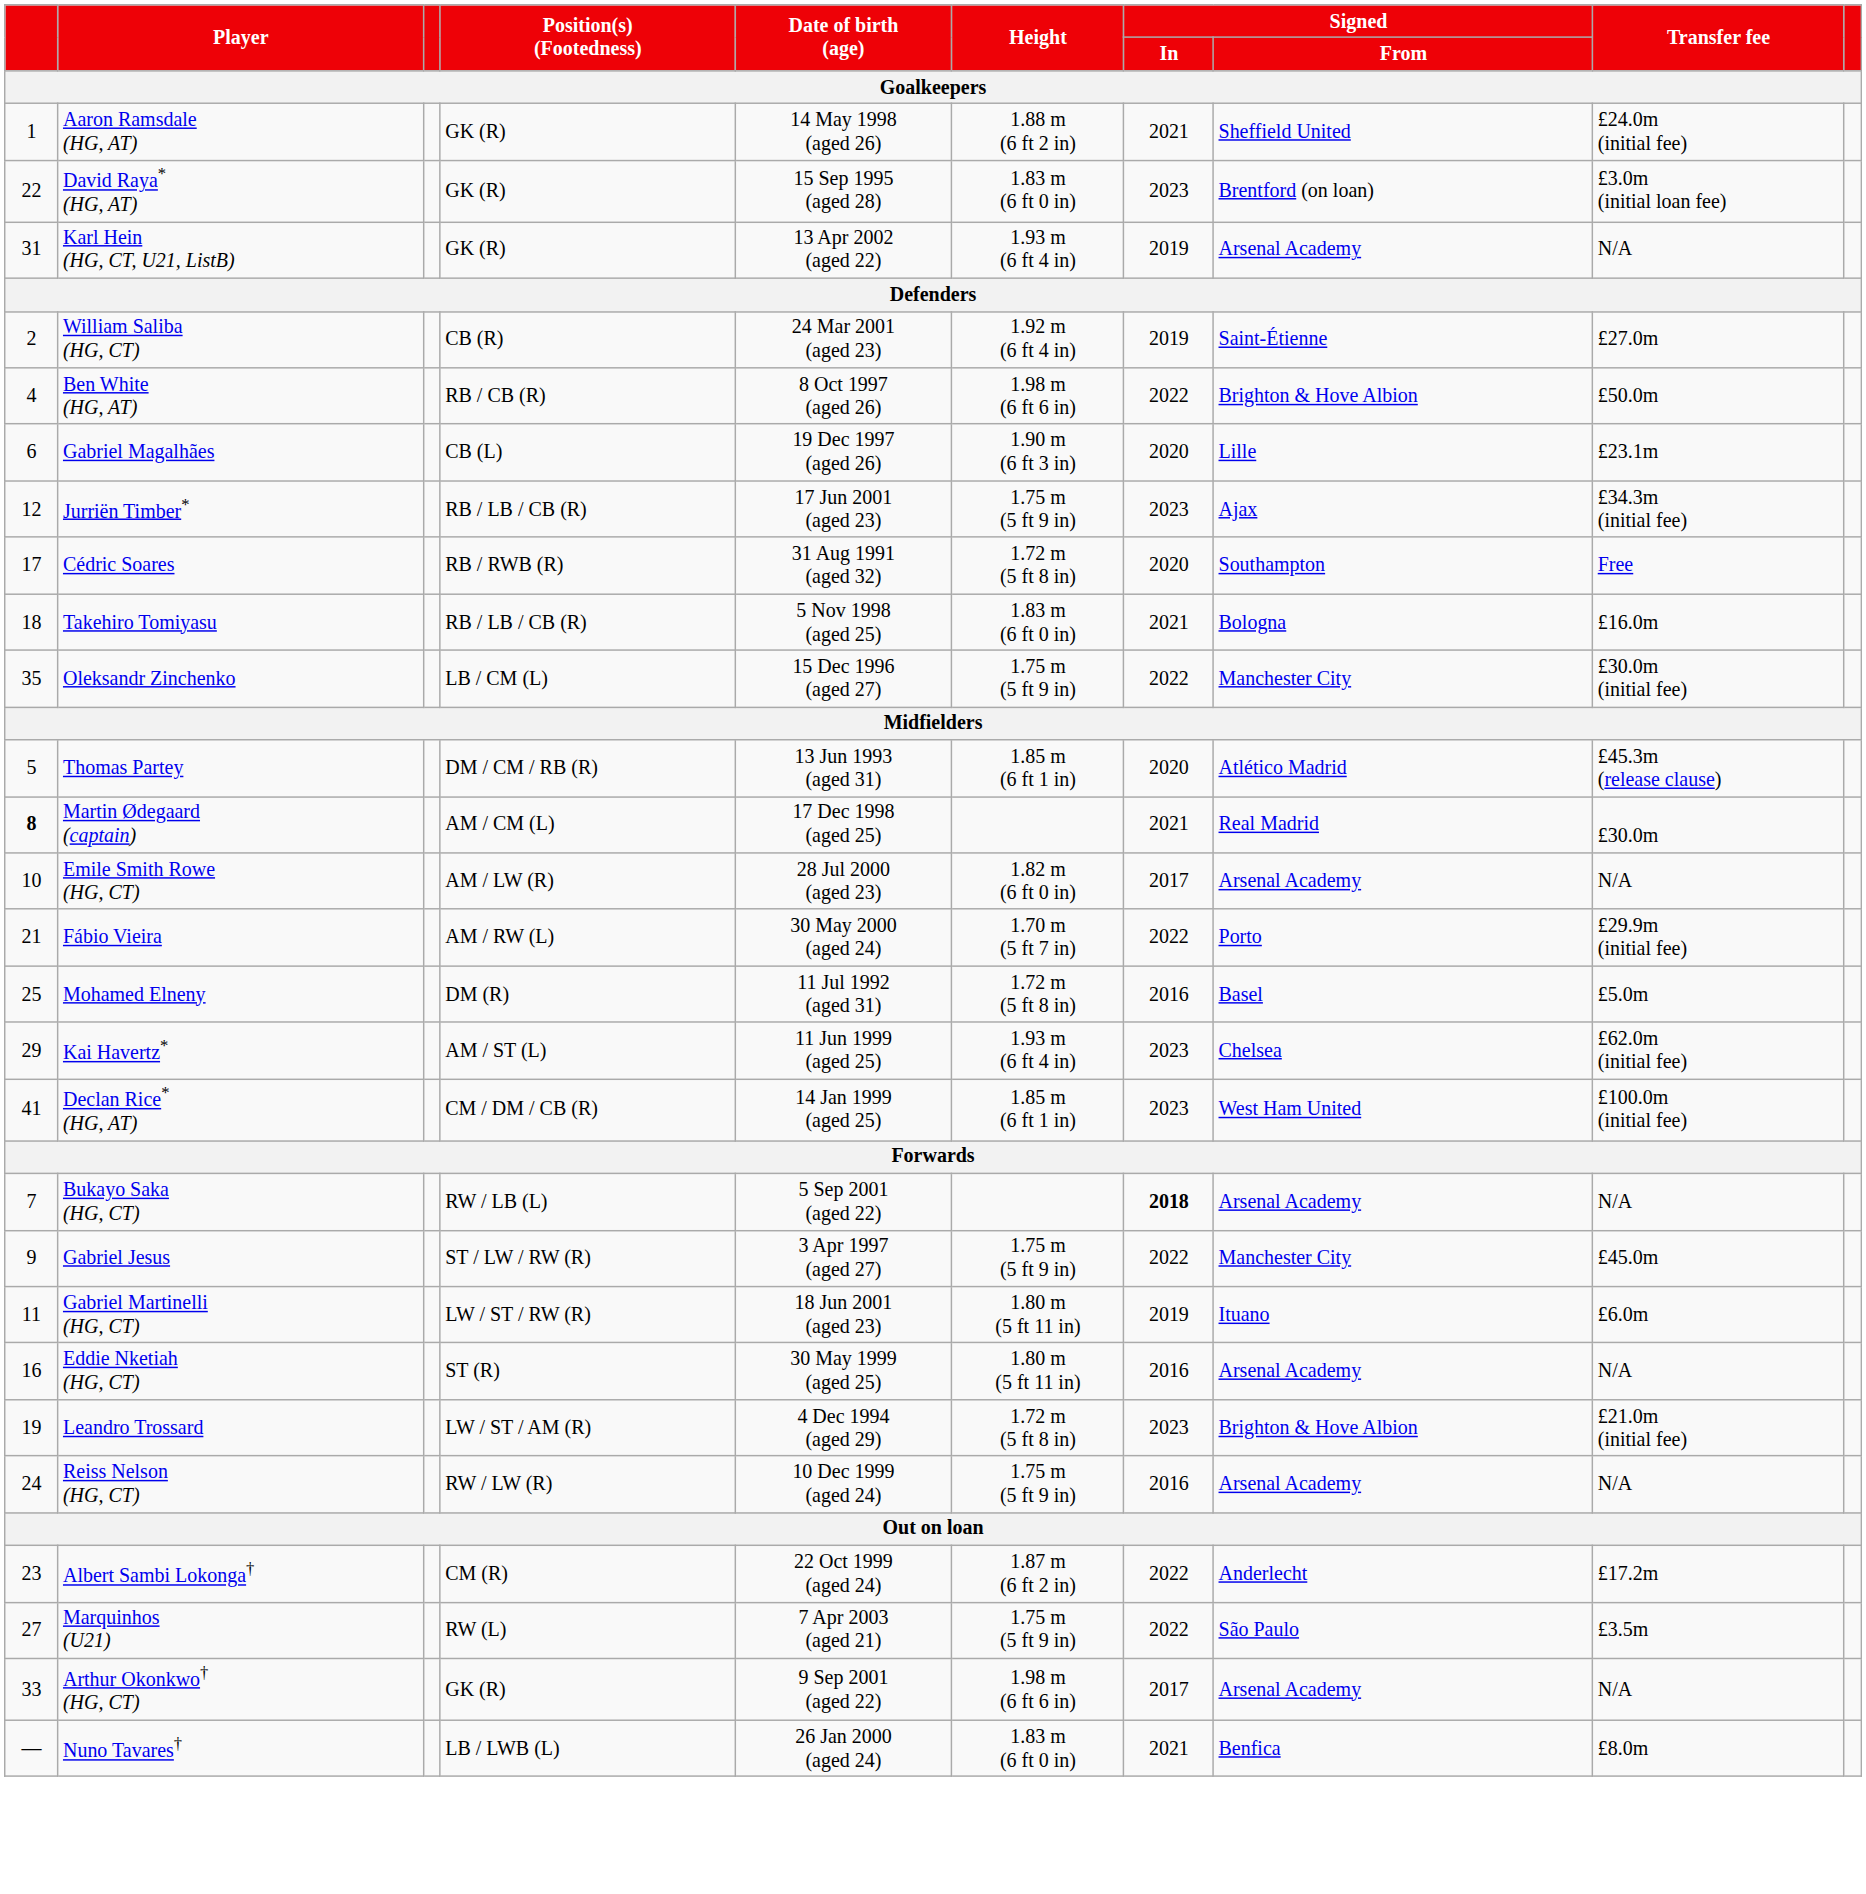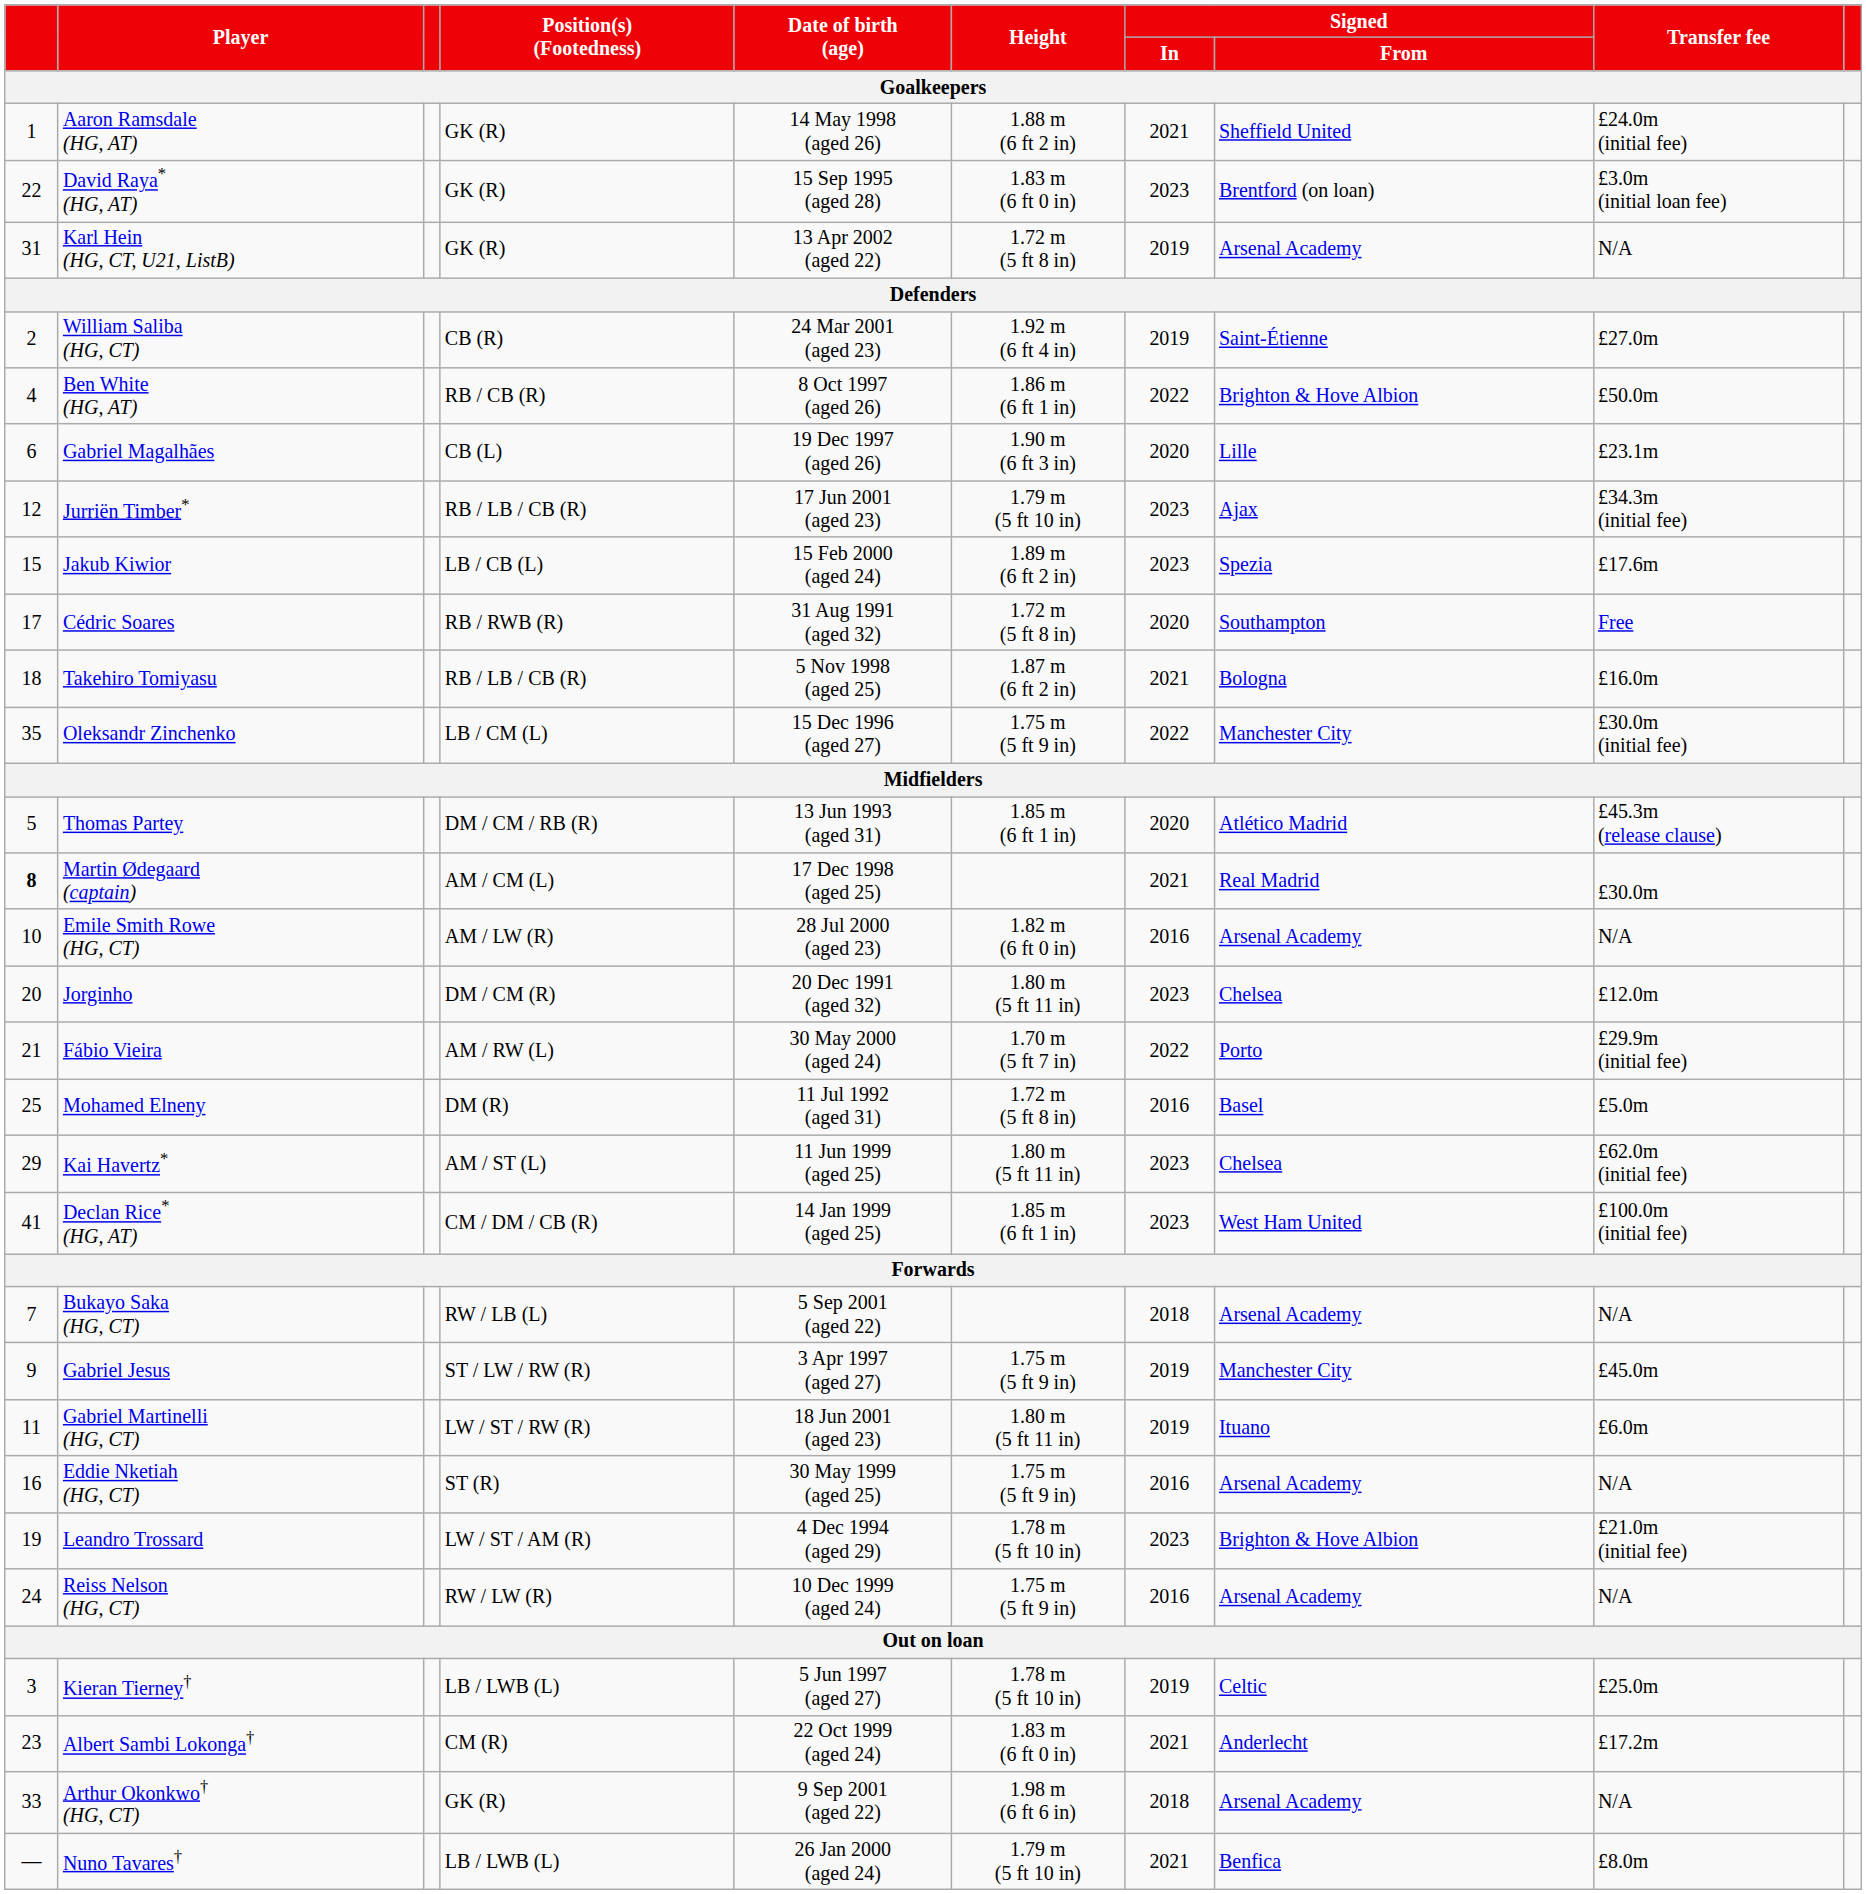(1038, 249) 1.93 m (6 ft 4 in) -> (1038, 249) 1.72 m (5 ft 8 in)
(1038, 395) 1.98 m (6 ft 6 in) -> (1038, 395) 1.86 m (6 ft 1 in)
(1038, 508) 1.75 m (5 ft 9 in) -> (1038, 508) 1.79 m (5 ft 10 in)
+ row: (117, 564)
(1038, 621) 1.83 m (6 ft 0 in) -> (1038, 677) 1.87 m (6 ft 2 in)
(1169, 880) 2017 -> (1169, 936) 2016
+ row: (98, 993)
(1038, 1049) 1.93 m (6 ft 4 in) -> (1038, 1163) 1.80 m (5 ft 11 in)
(1169, 1201) bold -> (1169, 1314) normal
(1169, 1257) 2022 -> (1169, 1370) 2019
(1038, 1370) 1.80 m (5 ft 11 in) -> (1038, 1483) 1.75 m (5 ft 9 in)
(1038, 1427) 1.72 m (5 ft 8 in) -> (1038, 1540) 1.78 m (5 ft 10 in)
+ row: (127, 1686)
(1038, 1573) 1.87 m (6 ft 2 in) -> (1038, 1742) 1.83 m (6 ft 0 in)
(1169, 1573) 2022 -> (1169, 1742) 2021
- row: (111, 1629)
(1169, 1688) 2017 -> (1169, 1801) 2018
(1038, 1747) 1.83 m (6 ft 0 in) -> (1038, 1860) 1.79 m (5 ft 10 in)
